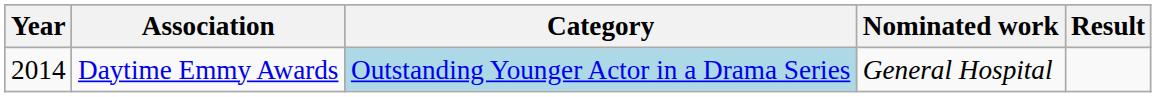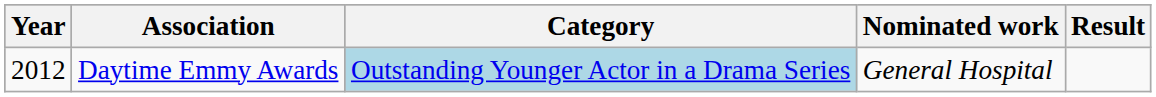(38, 69) 2014 -> (38, 69) 2012
